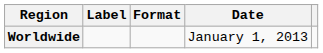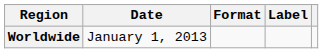columns swapped: (248, 15) <-> (106, 15)
